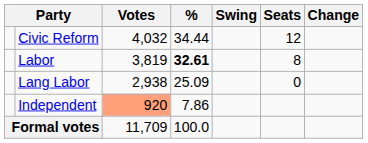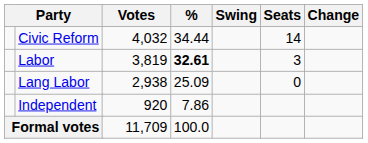(293, 37) 12 -> (293, 37) 14
(297, 60) 8 -> (297, 60) 3
(156, 104) lightsalmon background -> (156, 104) no background
